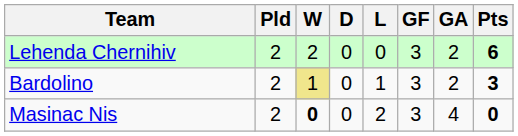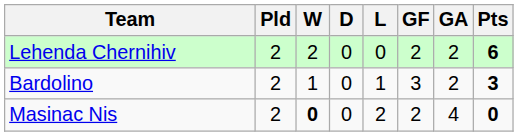(416, 51) 3 -> (416, 51) 2
(313, 83) khaki background -> (313, 83) no background
(416, 114) 3 -> (416, 114) 2
